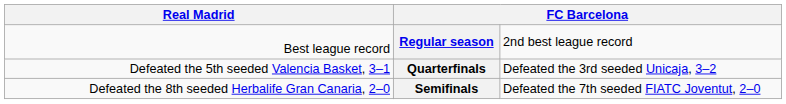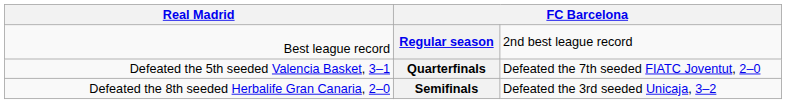(610, 69) Defeated the 3rd seeded Unicaja, 3–2 -> (632, 69) Defeated the 7th seeded FIATC Joventut, 2–0
(632, 89) Defeated the 7th seeded FIATC Joventut, 2–0 -> (610, 89) Defeated the 3rd seeded Unicaja, 3–2
